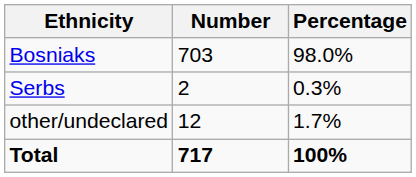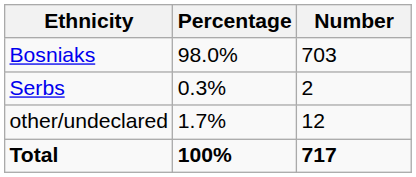columns swapped: (231, 21) <-> (350, 21)
